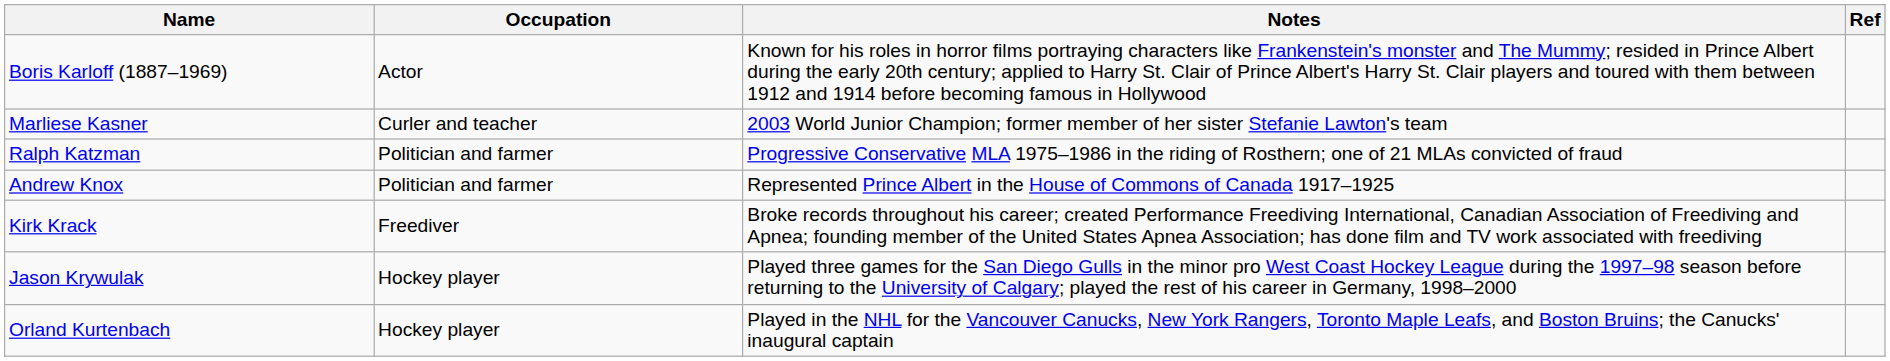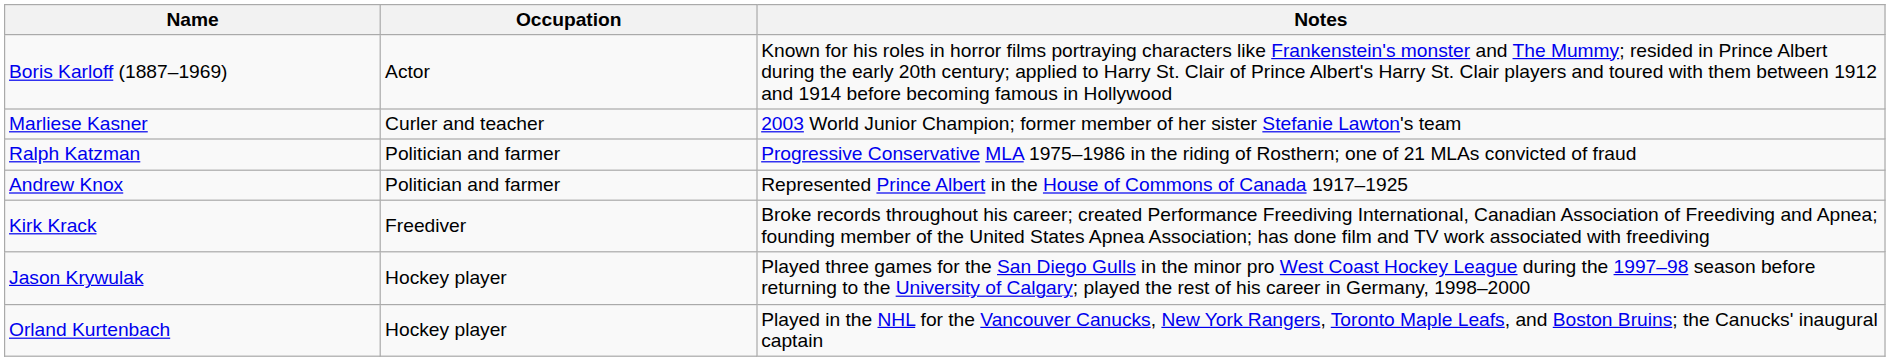- column: (1865, 19)
